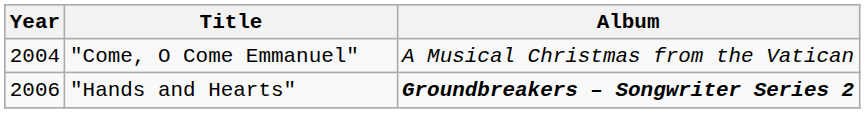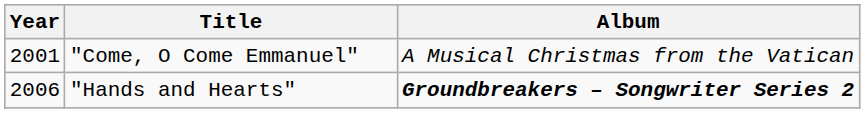(35, 56) 2004 -> (35, 56) 2001
